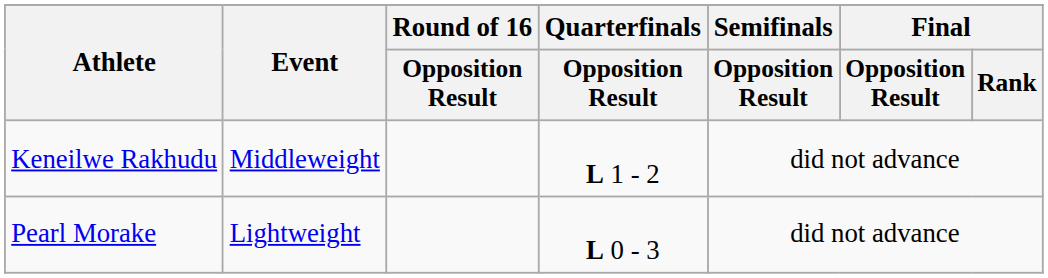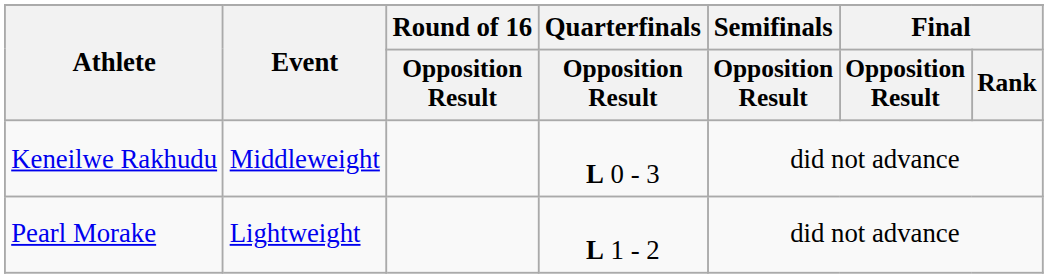(623, 174) L 1 - 2 -> (623, 174) L 0 - 3
(623, 250) L 0 - 3 -> (623, 250) L 1 - 2
